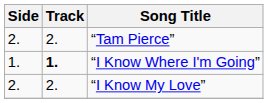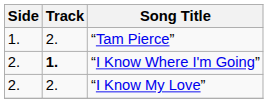(14, 39) 2. -> (14, 39) 1.
(14, 62) 1. -> (14, 62) 2.
